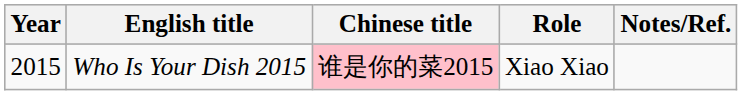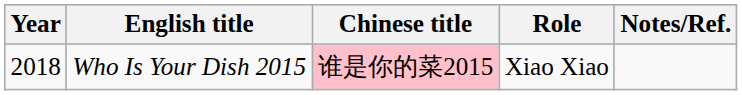(36, 66) 2015 -> (36, 66) 2018
